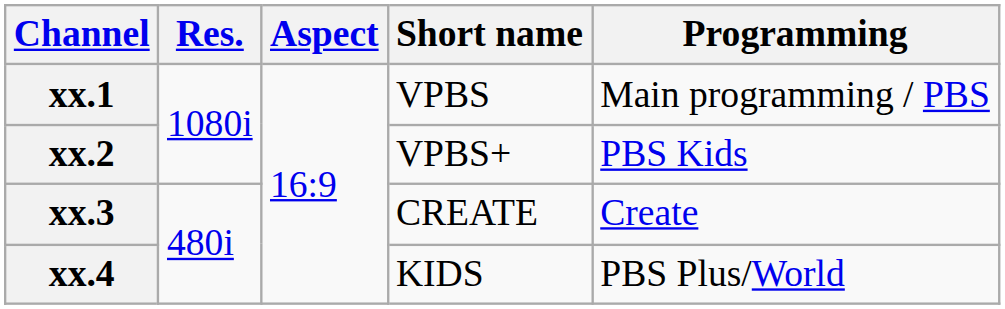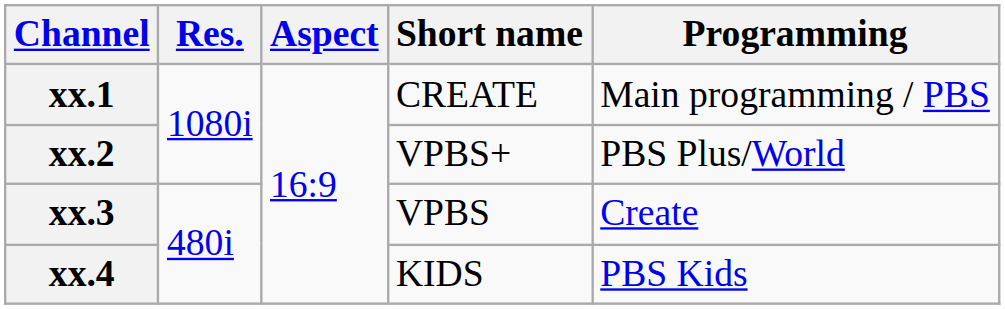(443, 93) VPBS -> (467, 93) CREATE
(674, 153) PBS Kids -> (723, 153) PBS Plus/World
(467, 213) CREATE -> (443, 213) VPBS
(723, 272) PBS Plus/World -> (674, 272) PBS Kids
